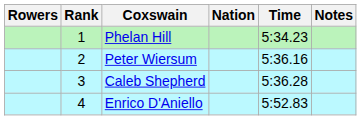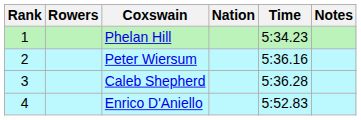columns swapped: (81, 15) <-> (33, 15)
